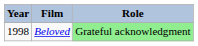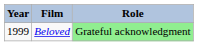(18, 32) 1998 -> (18, 32) 1999
